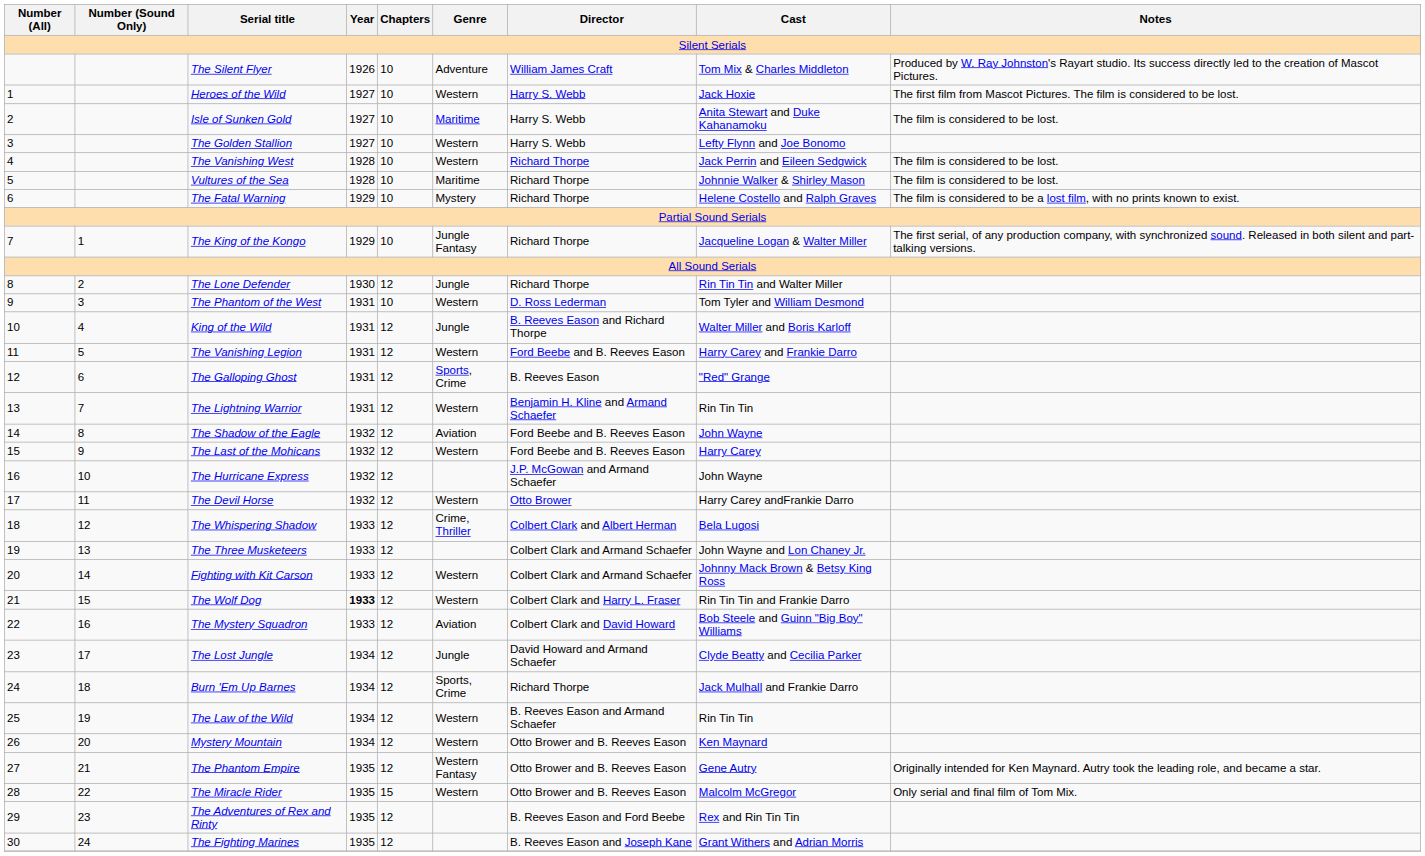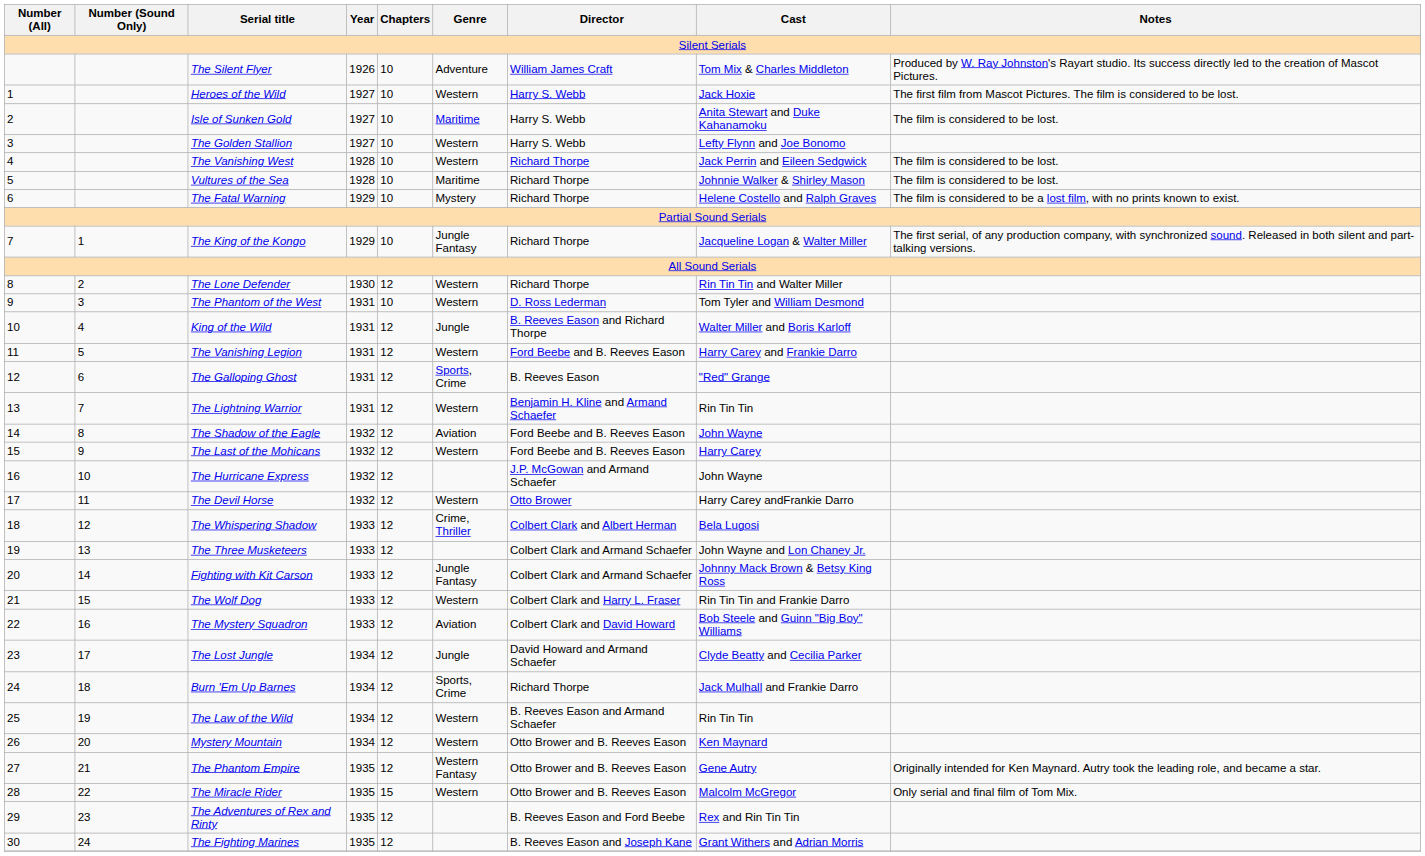(452, 284) Jungle -> (457, 284) Western
(457, 575) Western -> (456, 575) Jungle Fantasy
(362, 599) bold -> (362, 599) normal
